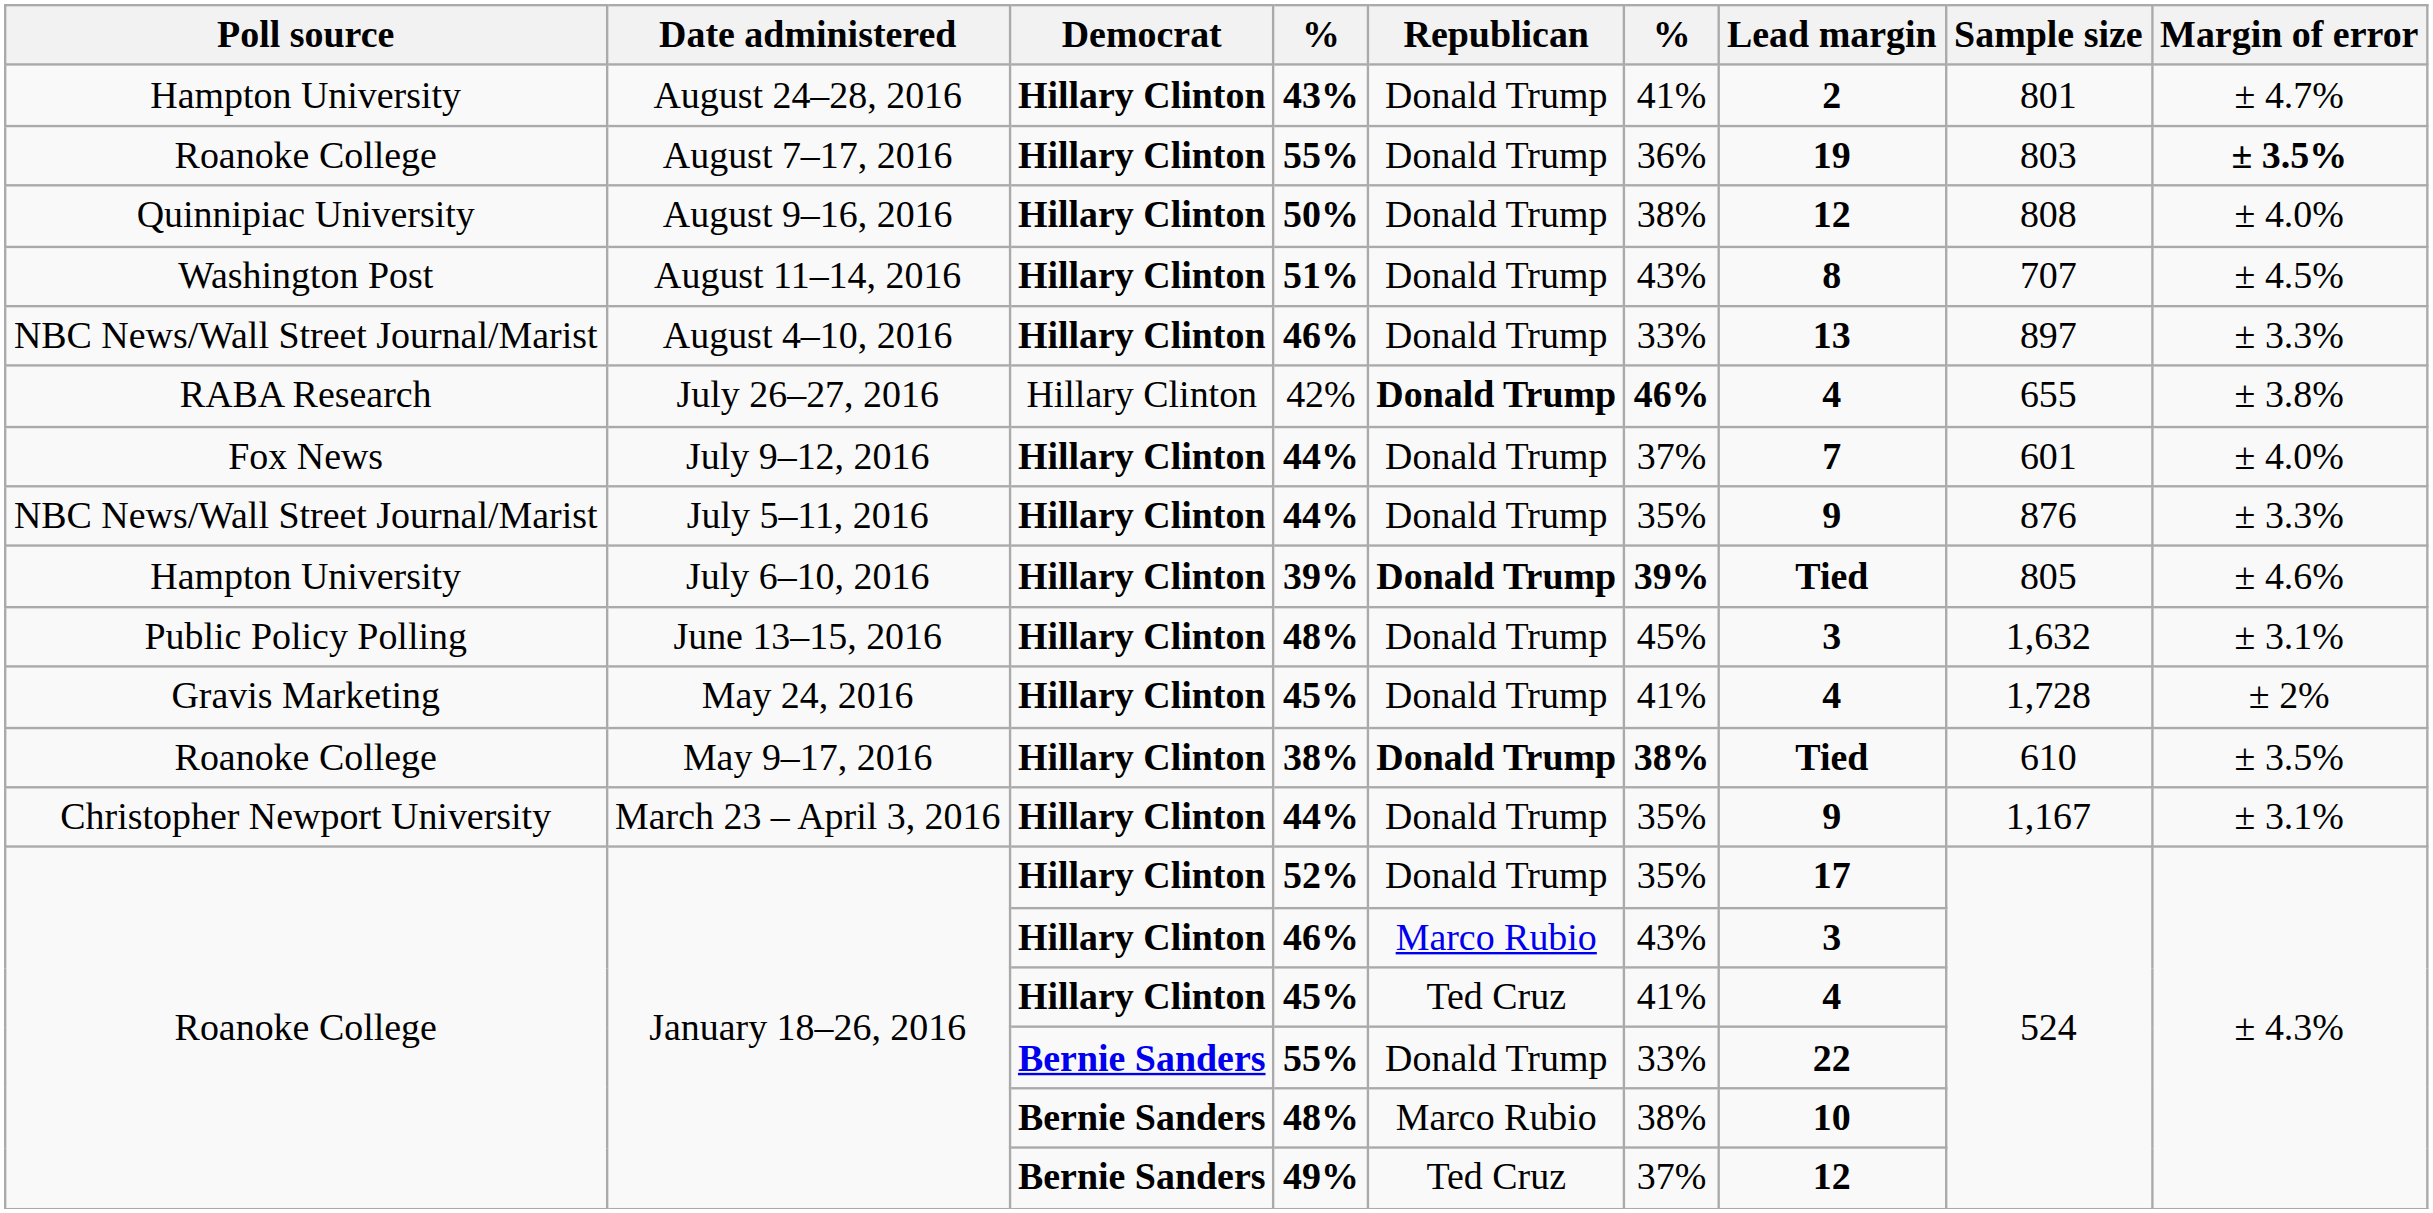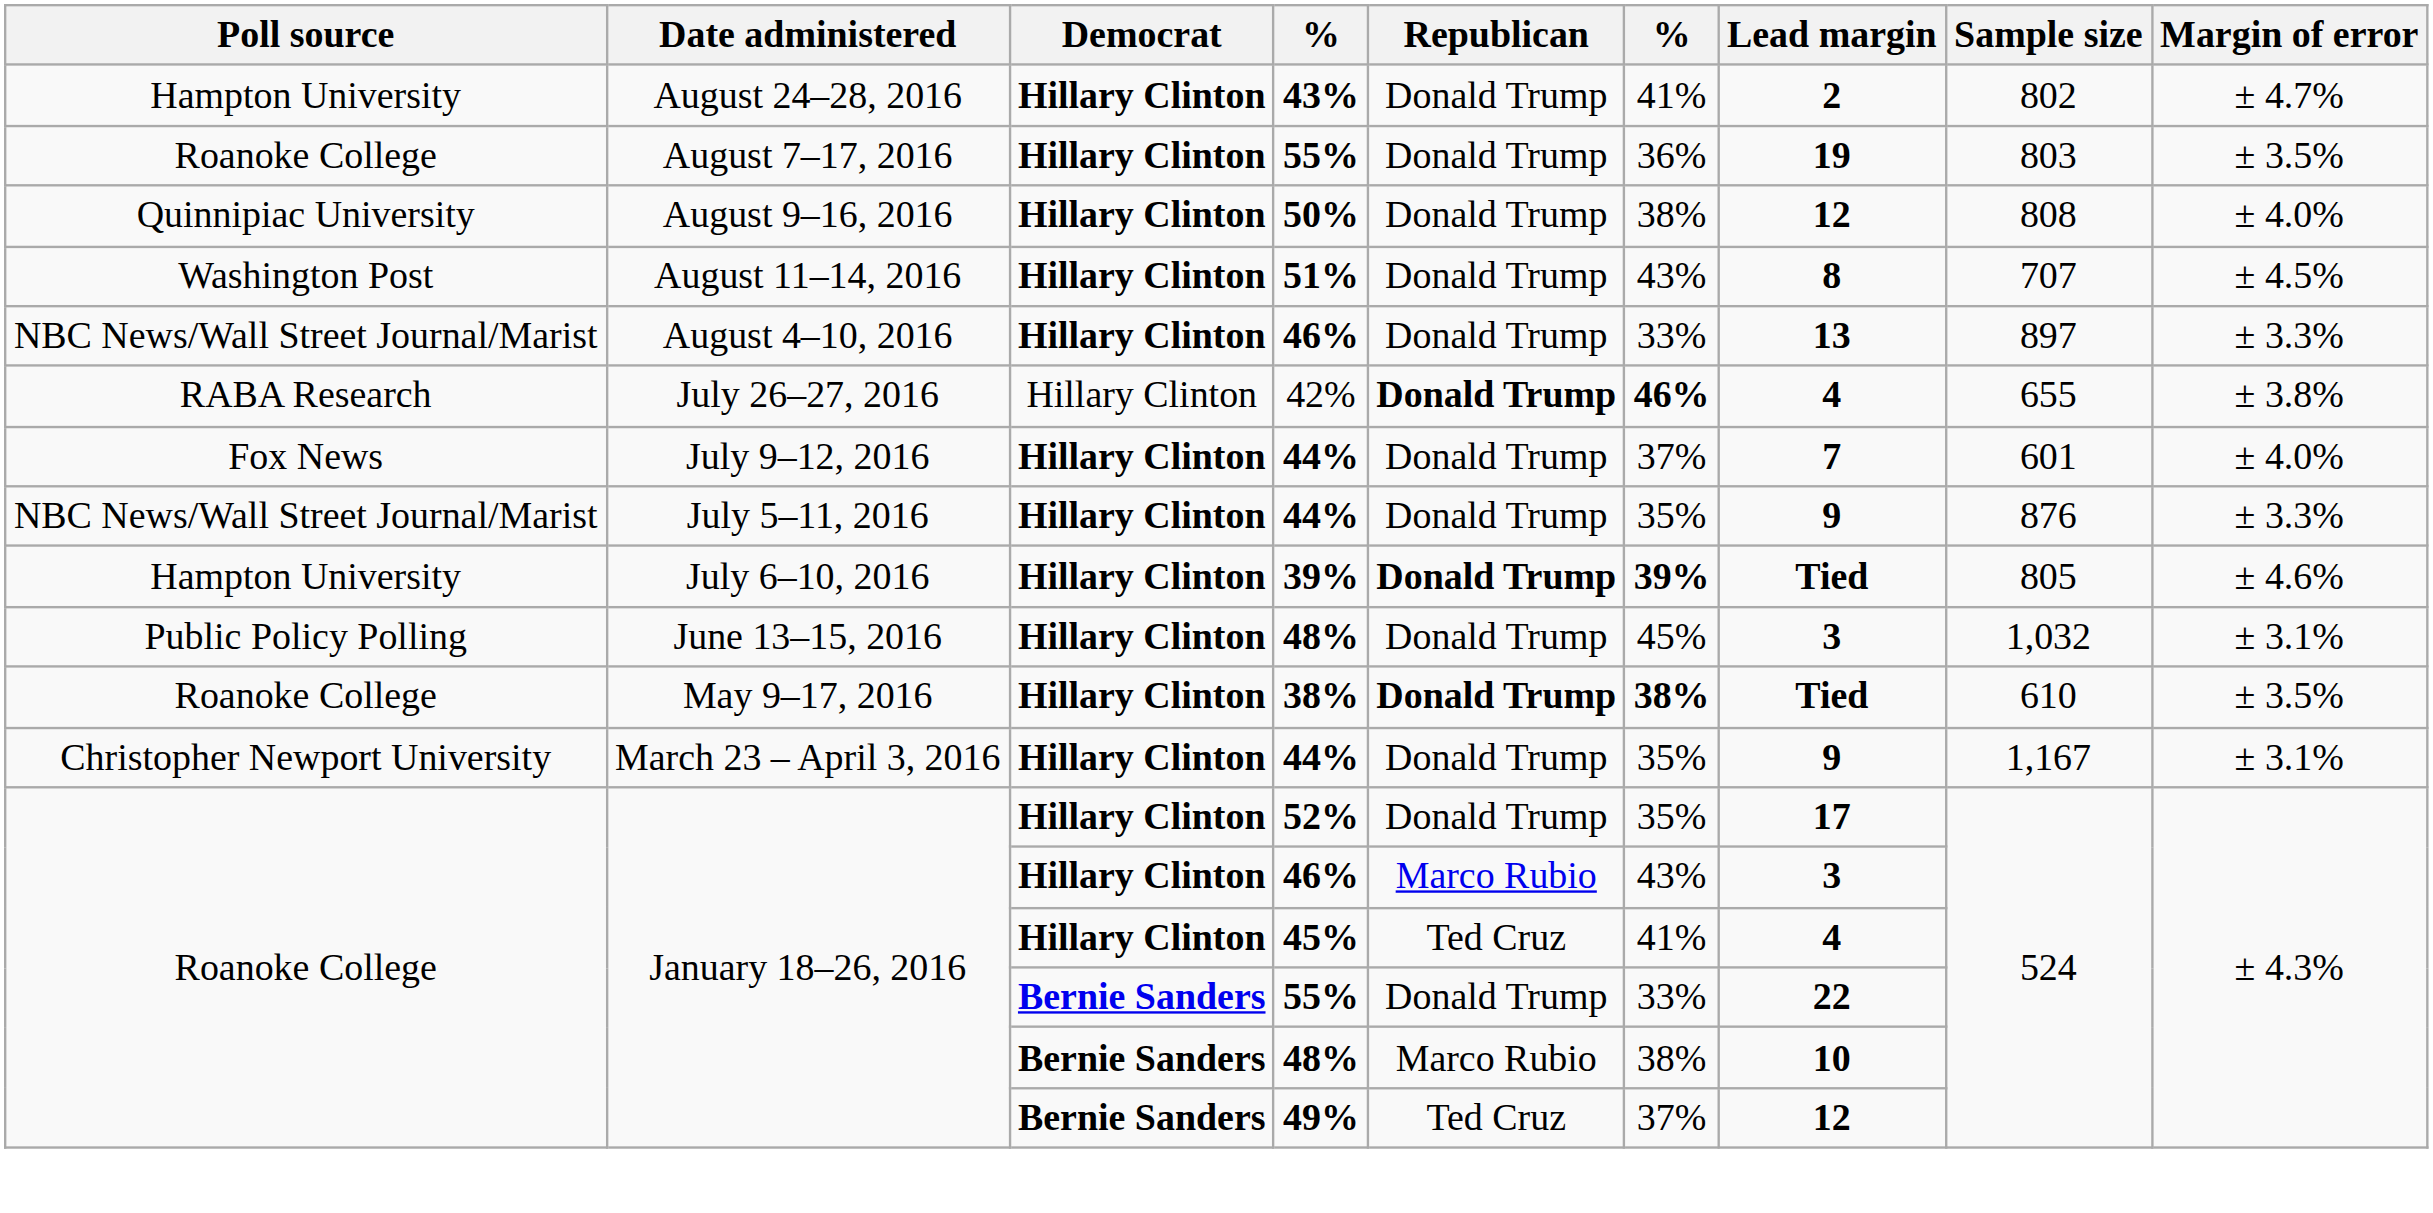(2048, 94) 801 -> (2048, 94) 802
(2289, 154) bold -> (2289, 154) normal
(2048, 635) 1,632 -> (2048, 635) 1,032
- row: (808, 696)
